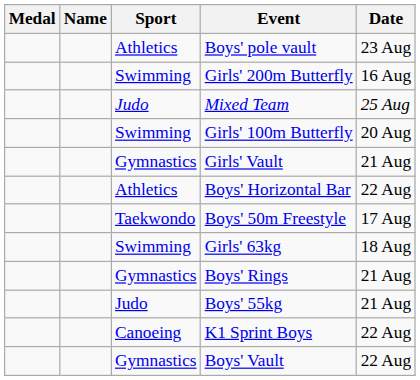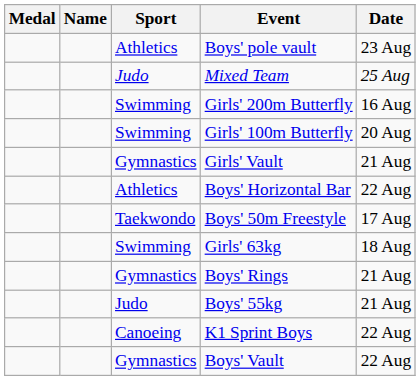rows swapped: (247, 104) <-> (279, 76)
